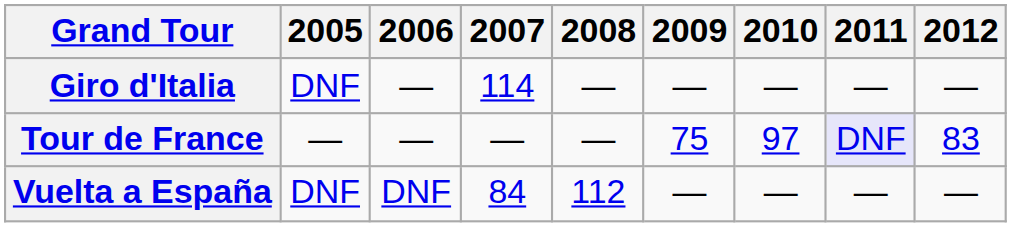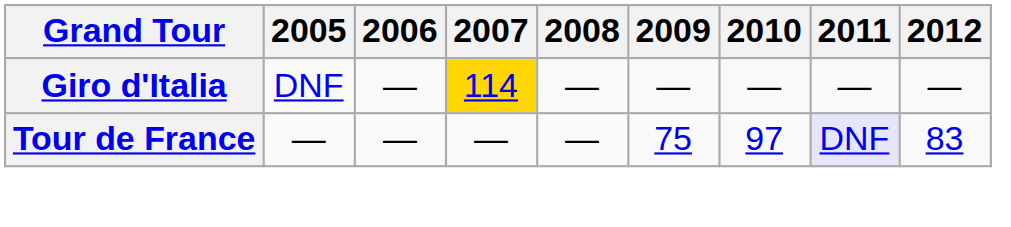(507, 85) no background -> (491, 85) gold background
- row: (142, 192)
